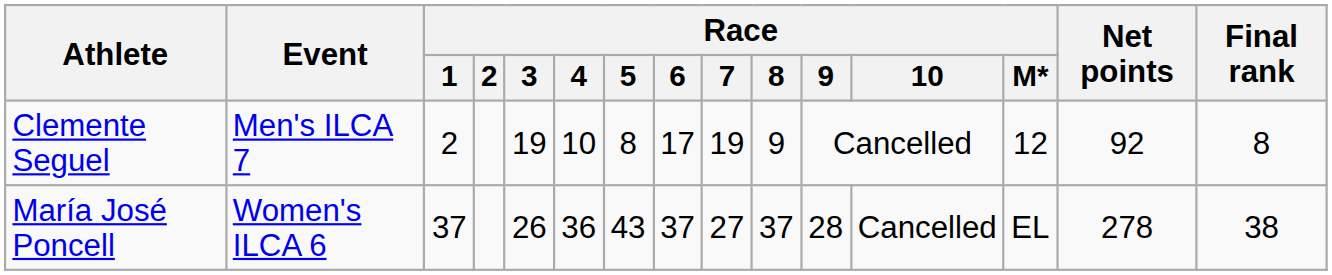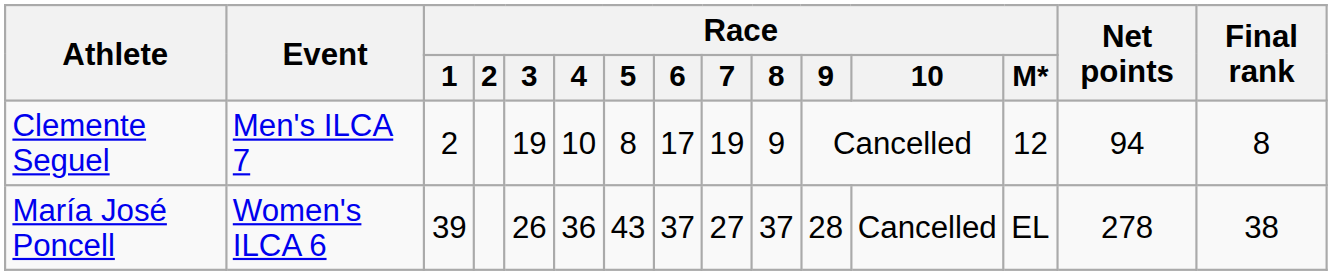(1127, 143) 92 -> (1127, 143) 94
(449, 228) 37 -> (449, 228) 39
